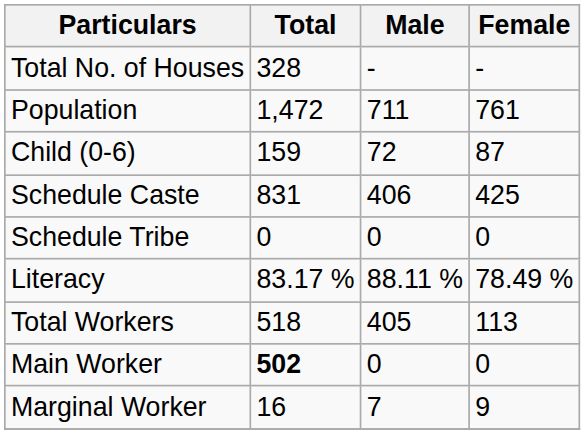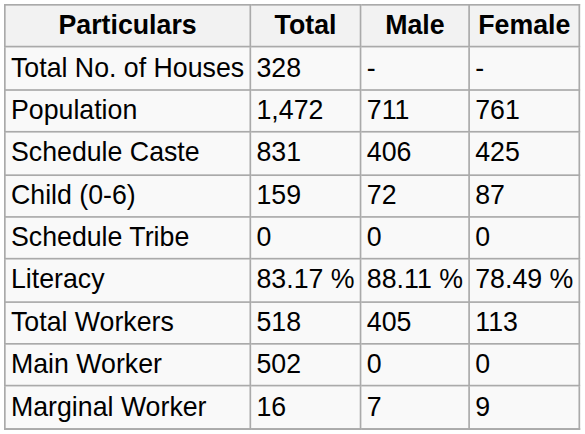rows swapped: (73, 152) <-> (105, 195)
(279, 364) bold -> (279, 364) normal
